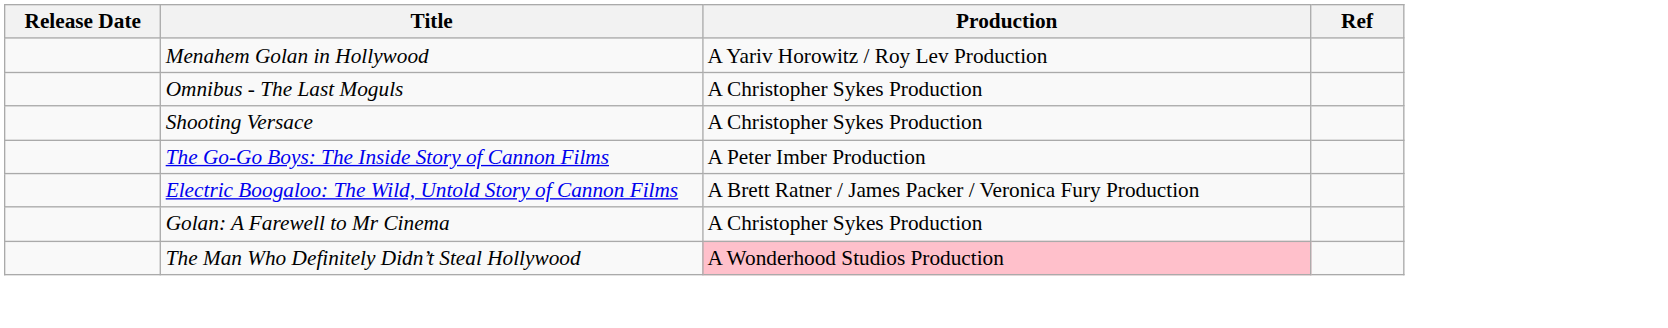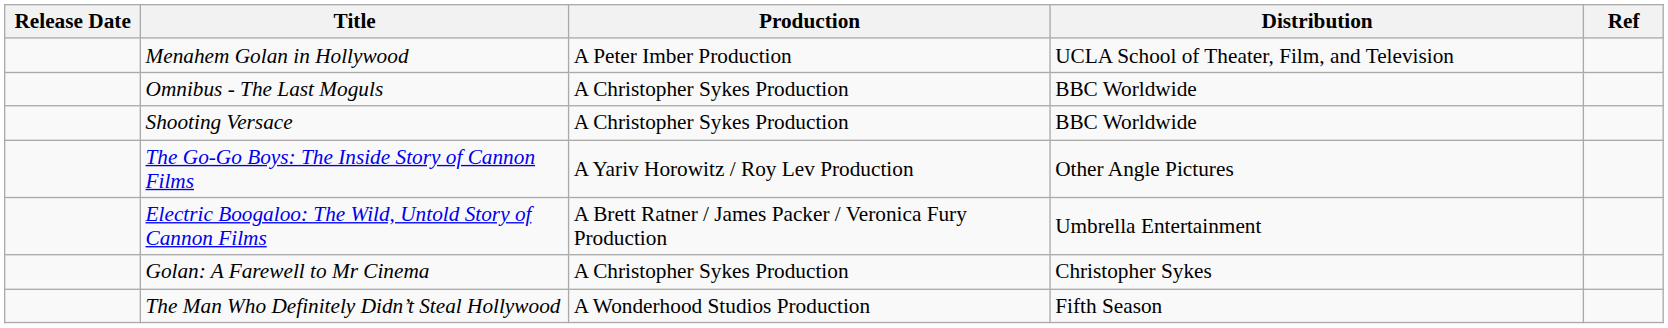+ column: (1317, 21)
(877, 55) A Yariv Horowitz / Roy Lev Production -> (683, 55) A Peter Imber Production
(817, 156) A Peter Imber Production -> (744, 168) A Yariv Horowitz / Roy Lev Production
(856, 257) pink background -> (722, 305) no background
